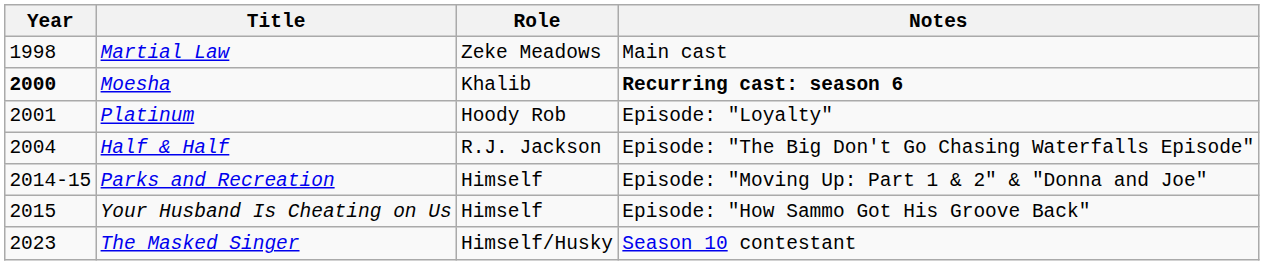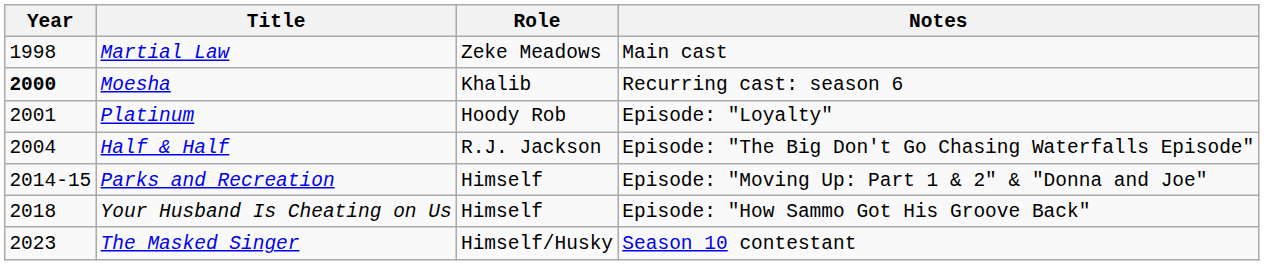(763, 84) bold -> (763, 84) normal
(33, 211) 2015 -> (33, 211) 2018
